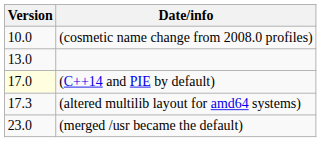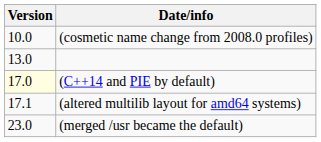(20, 103) 17.3 -> (20, 103) 17.1
